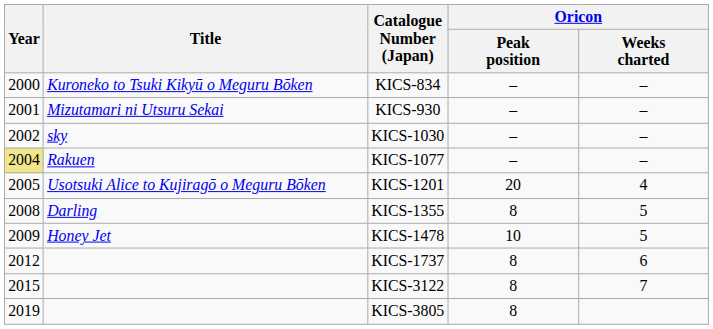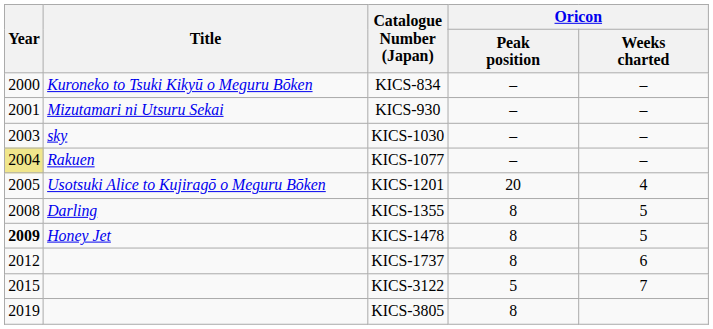(24, 135) 2002 -> (24, 135) 2003
(24, 235) normal -> (24, 235) bold
(513, 235) 10 -> (513, 235) 8
(513, 286) 8 -> (513, 286) 5
